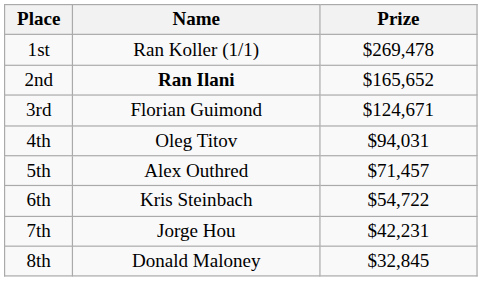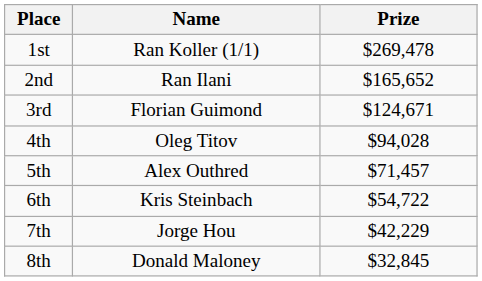(196, 79) bold -> (196, 79) normal
(398, 140) $94,031 -> (398, 140) $94,028
(398, 230) $42,231 -> (398, 230) $42,229
